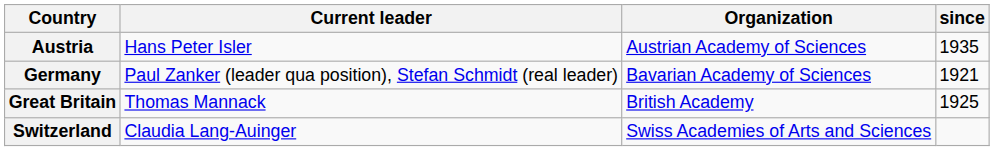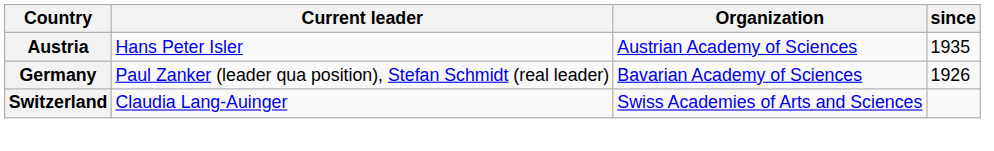(959, 74) 1921 -> (950, 74) 1926
- row: (62, 103)
